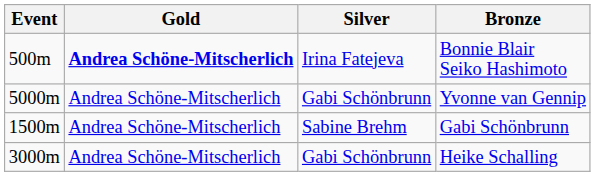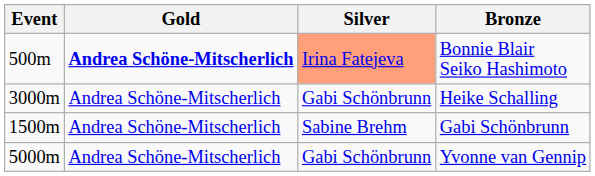(353, 58) no background -> (353, 58) lightsalmon background
rows swapped: (499, 156) <-> (513, 98)
